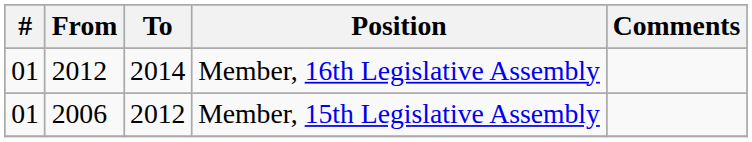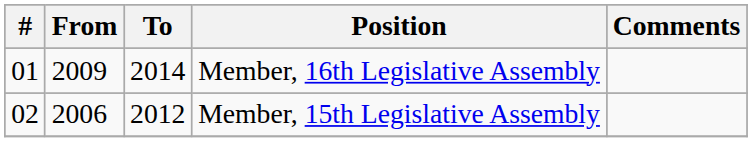(79, 70) 2012 -> (79, 70) 2009
(25, 114) 01 -> (25, 114) 02
